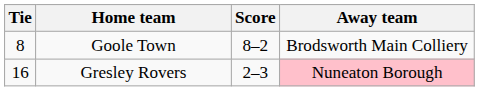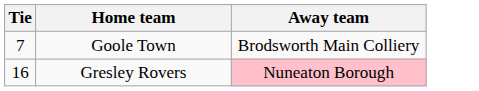- column: (255, 18)
(20, 45) 8 -> (20, 45) 7
